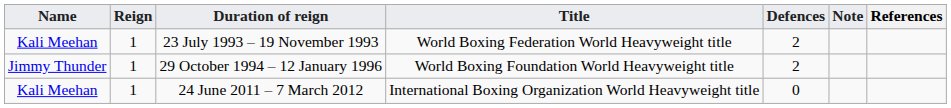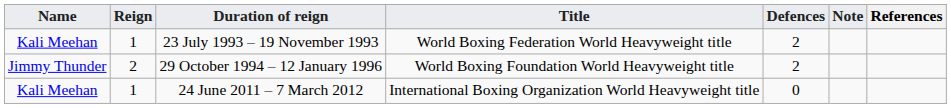(133, 66) 1 -> (133, 66) 2
